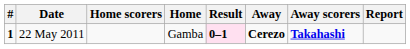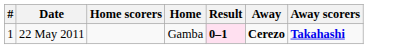- column: (384, 14)
(10, 33) bold -> (10, 33) normal
